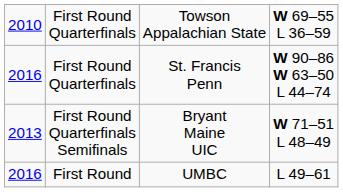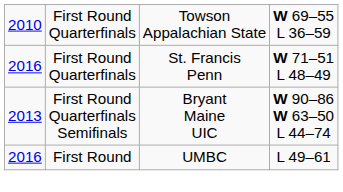(304, 74) W 90–86 W 63–50 L 44–74 -> (304, 66) W 71–51 L 48–49
(304, 133) W 71–51 L 48–49 -> (304, 116) W 90–86 W 63–50 L 44–74
